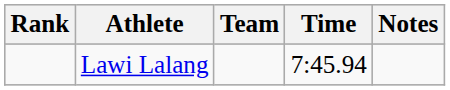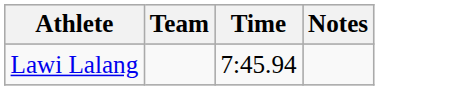- column: (40, 24)
